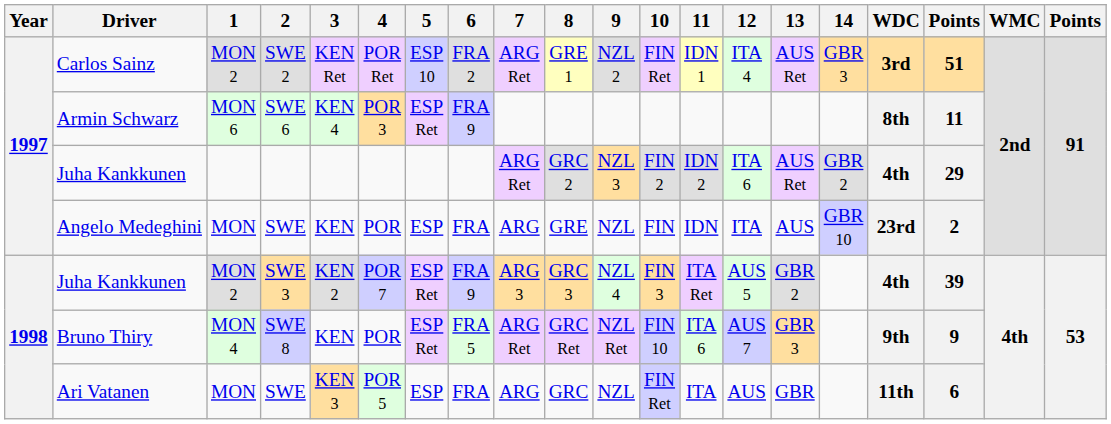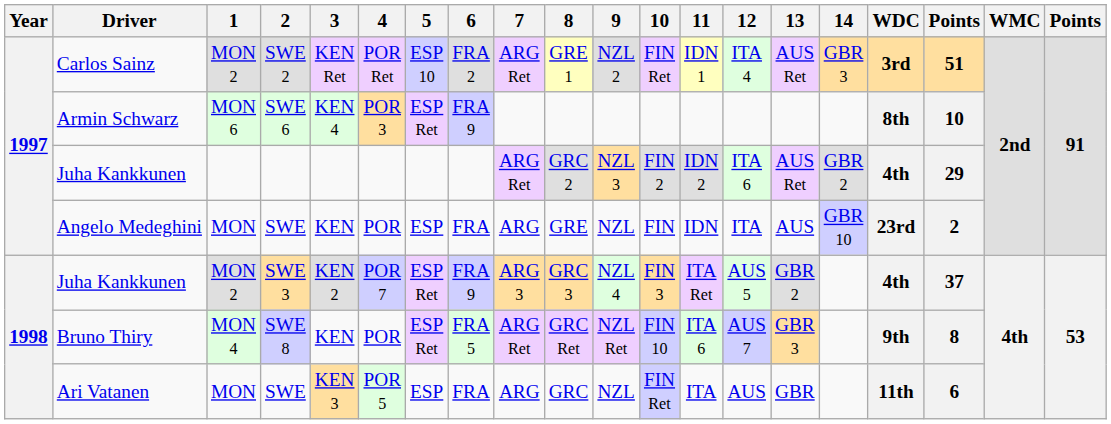(954, 118) 11 -> (954, 118) 10
(954, 282) 39 -> (954, 282) 37
(954, 337) 9 -> (954, 337) 8
